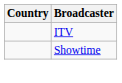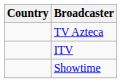+ row: (79, 31)
